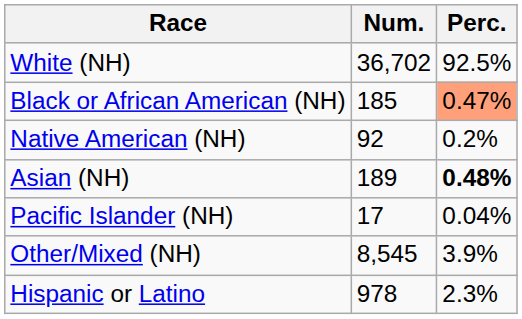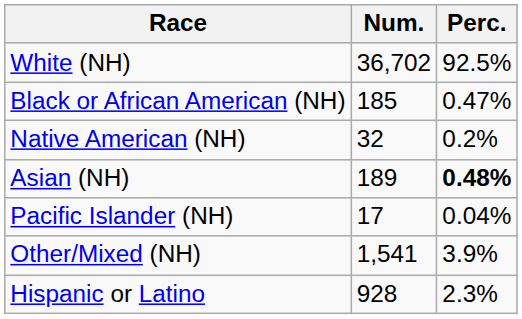(477, 100) lightsalmon background -> (477, 100) no background
(370, 139) 92 -> (370, 139) 32
(387, 255) 8,545 -> (387, 255) 1,541
(377, 293) 978 -> (377, 293) 928
